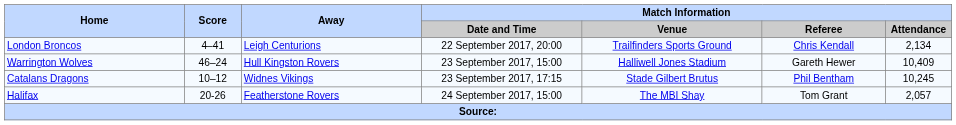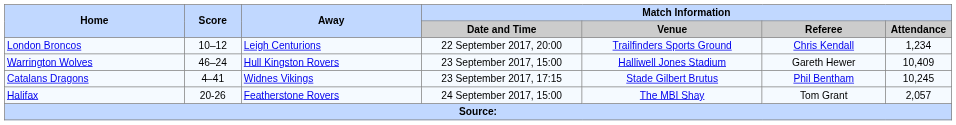(213, 46) 4–41 -> (213, 46) 10–12
(918, 46) 2,134 -> (918, 46) 1,234
(213, 79) 10–12 -> (213, 79) 4–41
